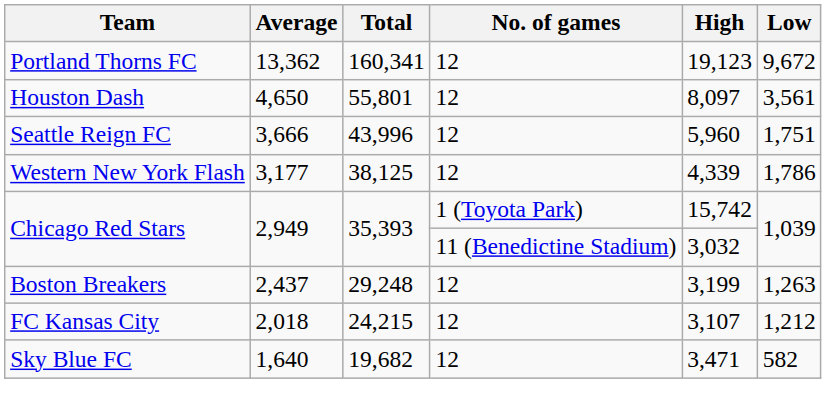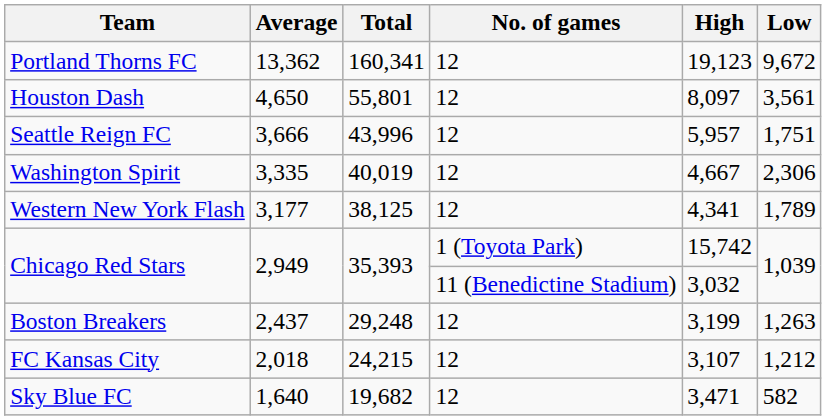(714, 135) 5,960 -> (714, 135) 5,957
+ row: (95, 172)
(714, 172) 4,339 -> (714, 209) 4,341
(789, 172) 1,786 -> (789, 209) 1,789
